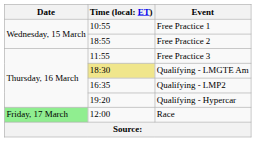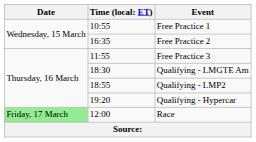(100, 41) 18:55 -> (100, 41) 16:35
(100, 71) khaki background -> (100, 71) no background
(100, 85) 16:35 -> (100, 85) 18:55
